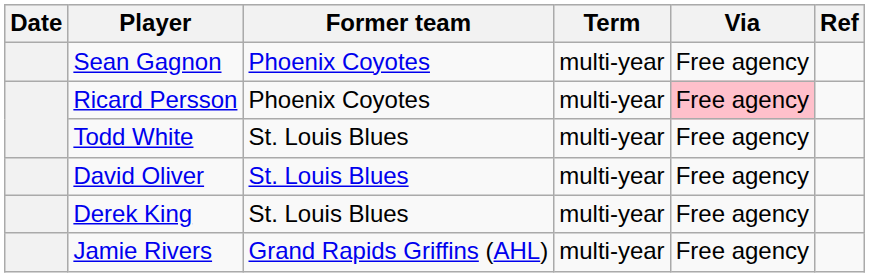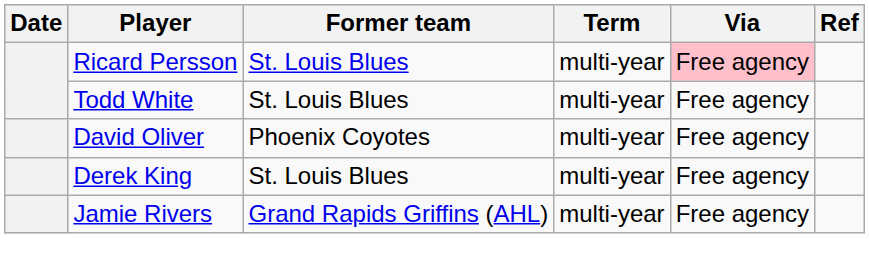- row: (147, 61)
(339, 99) Phoenix Coyotes -> (329, 61) St. Louis Blues
(329, 175) St. Louis Blues -> (339, 137) Phoenix Coyotes
